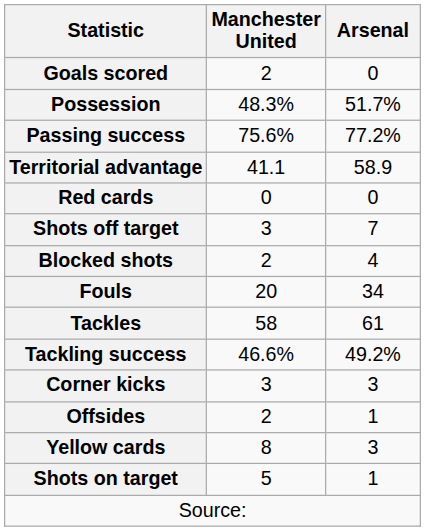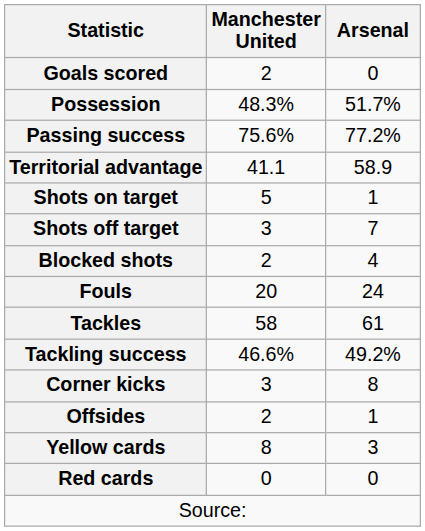rows swapped: (106, 479) <-> (106, 198)
(373, 291) 34 -> (373, 291) 24
(373, 385) 3 -> (373, 385) 8
